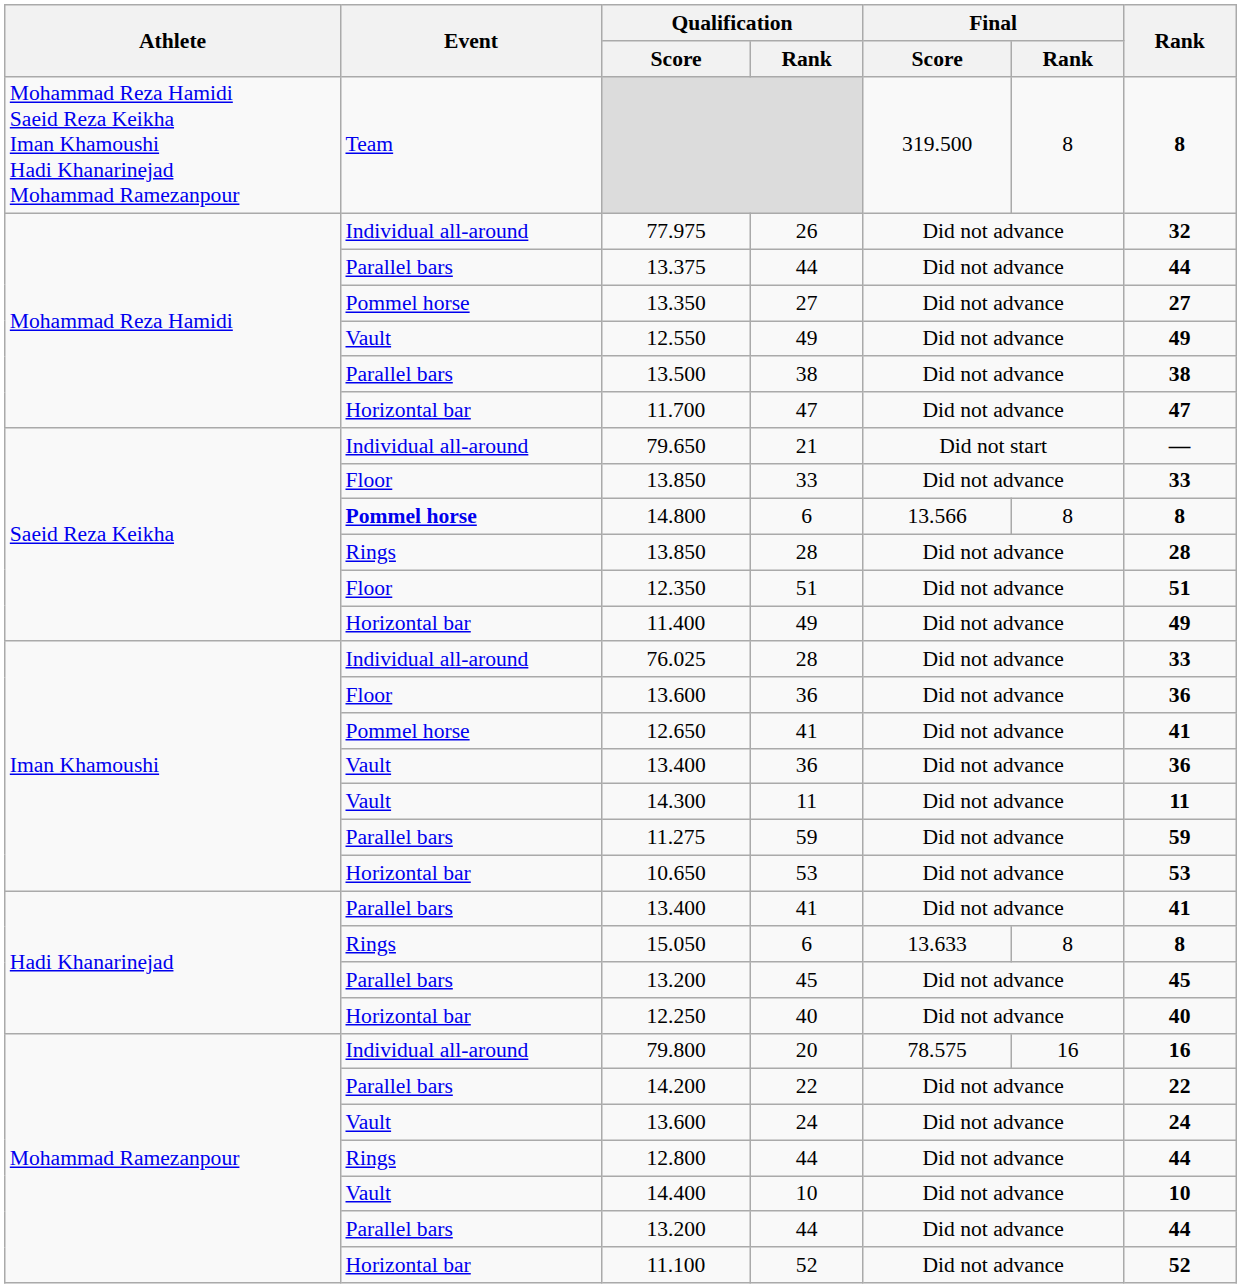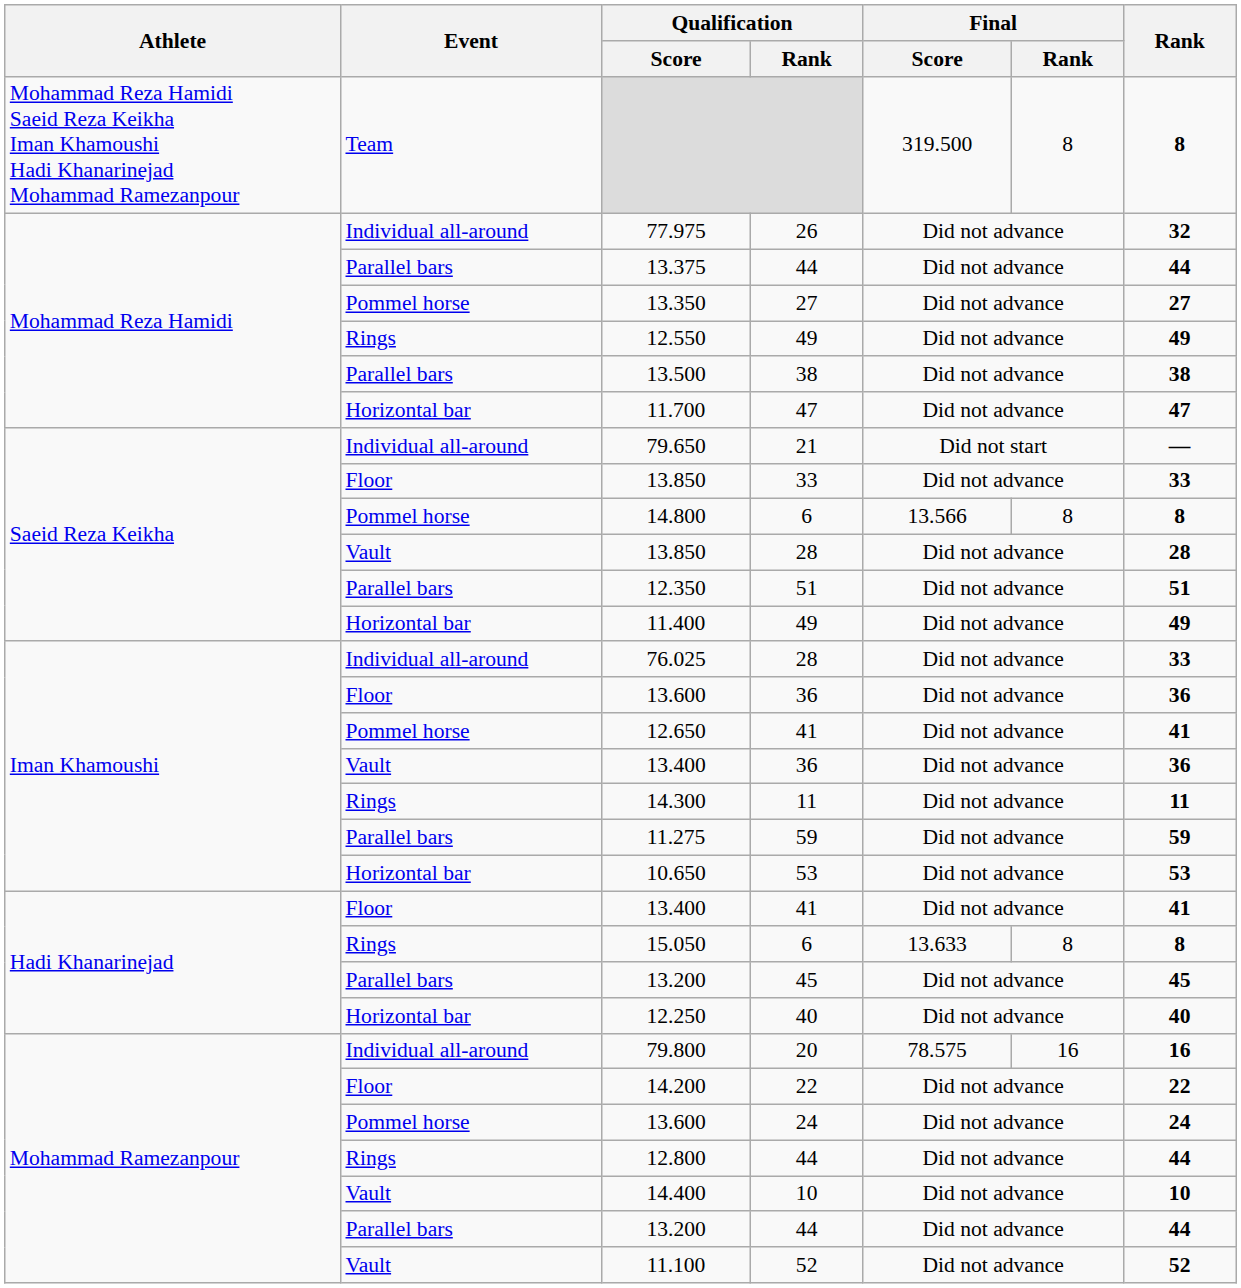(368, 338) Vault -> (371, 338) Rings
(411, 516) bold -> (408, 516) normal
(371, 552) Rings -> (368, 552) Vault
(369, 587) Floor -> (399, 587) Parallel bars
(368, 801) Vault -> (371, 801) Rings
(399, 908) Parallel bars -> (369, 908) Floor
(399, 1086) Parallel bars -> (369, 1086) Floor
(368, 1122) Vault -> (408, 1122) Pommel horse
(408, 1264) Horizontal bar -> (368, 1264) Vault
